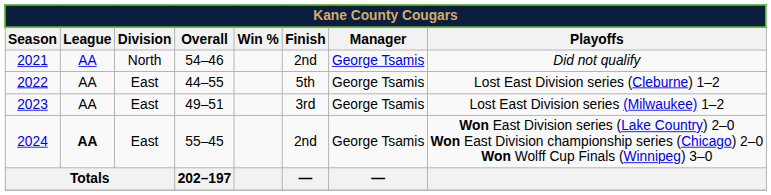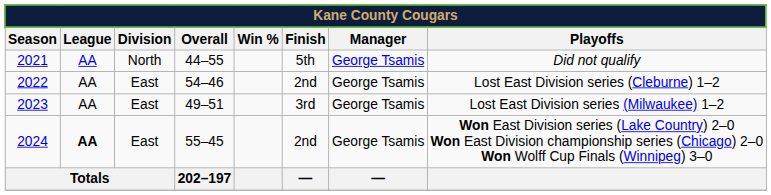(204, 60) 54–46 -> (204, 60) 44–55
(305, 60) 2nd -> (305, 60) 5th
(204, 82) 44–55 -> (204, 82) 54–46
(305, 82) 5th -> (305, 82) 2nd
